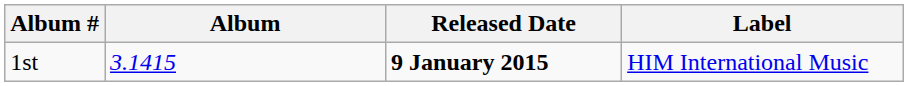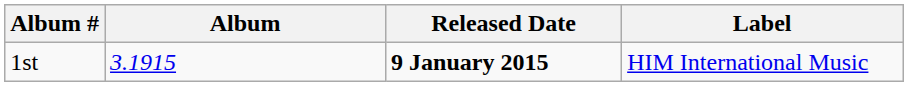(143, 61) 3.1415 -> (143, 61) 3.1915
